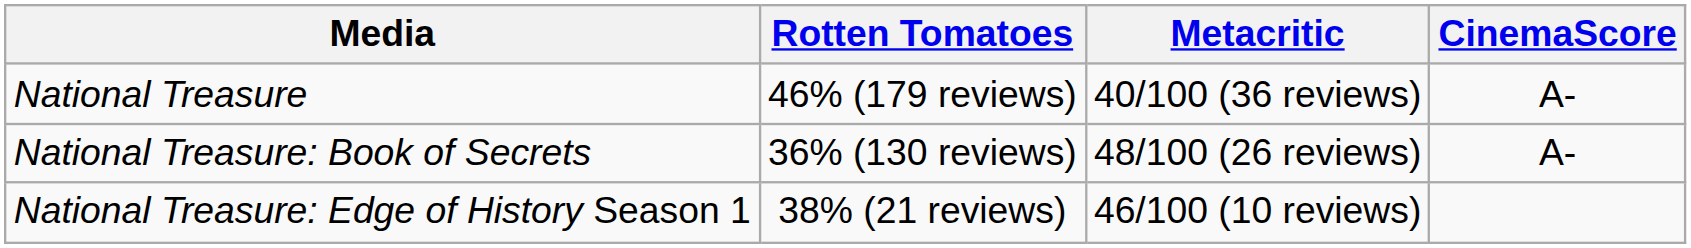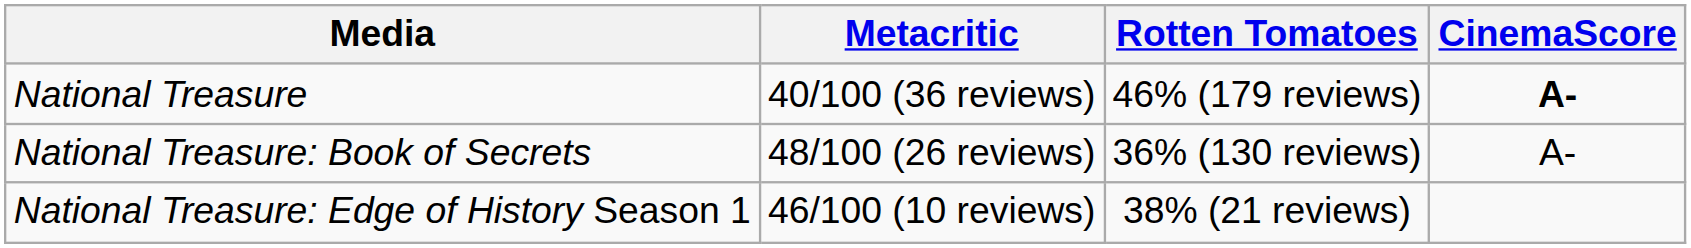columns swapped: (922, 34) <-> (1258, 34)
(1558, 93) normal -> (1558, 93) bold
